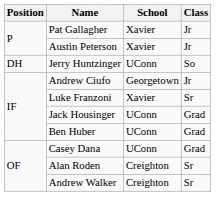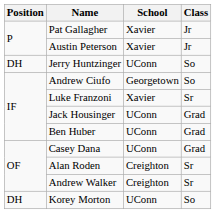(188, 81) Jr -> (189, 81) So
+ row: (79, 200)
